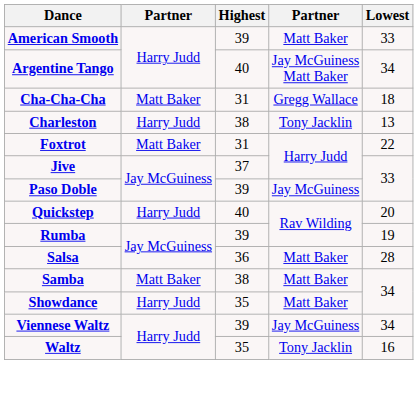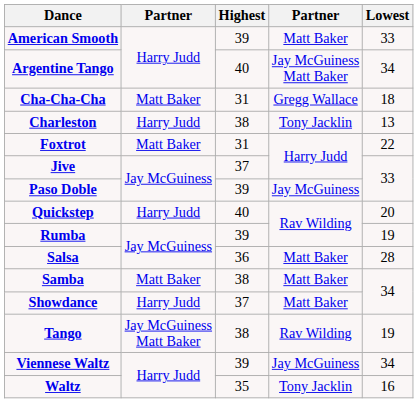(242, 302) 35 -> (242, 302) 37
+ row: (63, 333)
